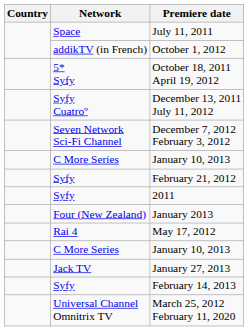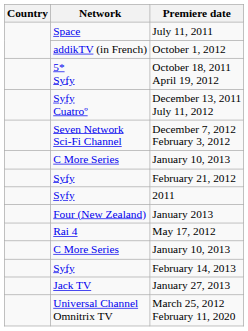rows swapped: (72, 268) <-> (64, 286)
